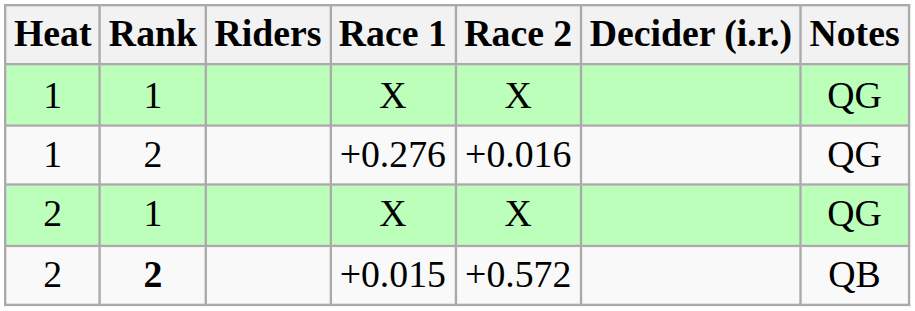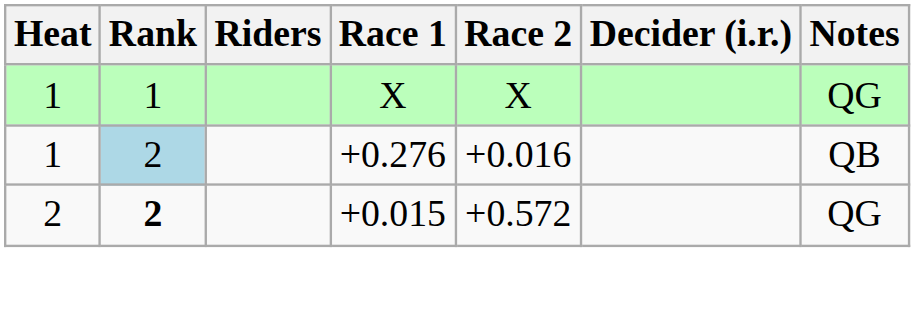(153, 154) no background -> (153, 154) lightblue background
(855, 154) QG -> (855, 154) QB
- row: (53, 214)
(855, 273) QB -> (855, 214) QG
